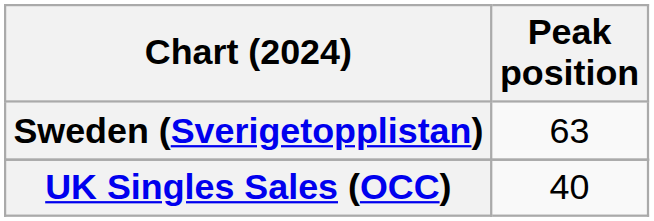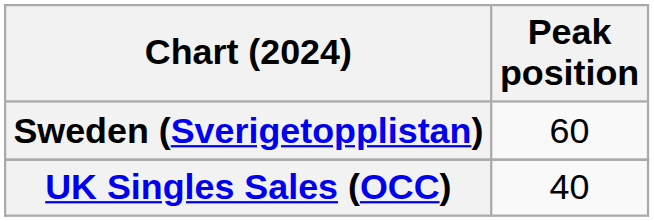(570, 130) 63 -> (570, 130) 60
